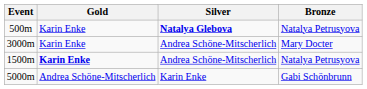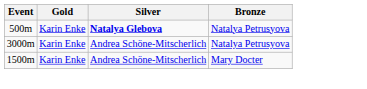(307, 44) Mary Docter -> (250, 44) Natalya Petrusyova
(65, 60) bold -> (62, 60) normal
(320, 60) Natalya Petrusyova -> (237, 60) Mary Docter
- row: (21, 76)
